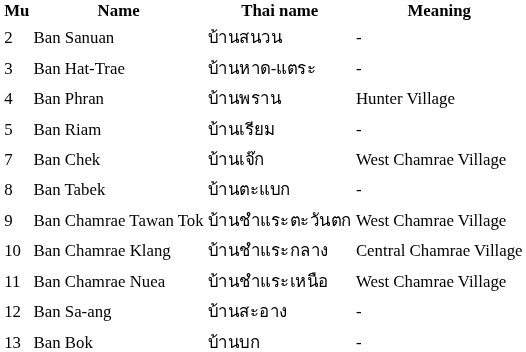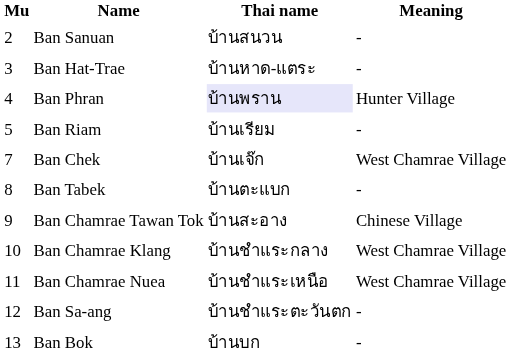(245, 98) no background -> (245, 98) lavender background
(280, 220) บ้านชำแระตะวันตก -> (248, 220) บ้านสะอาง
(431, 220) West Chamrae Village -> (409, 220) Chinese Village
(439, 250) Central Chamrae Village -> (431, 250) West Chamrae Village
(248, 311) บ้านสะอาง -> (280, 311) บ้านชำแระตะวันตก
